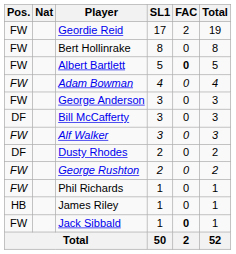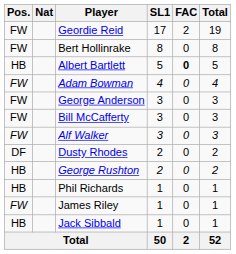(19, 65) FW -> (19, 65) HB
(19, 118) DF -> (19, 118) FW
(19, 170) FW -> (19, 170) HB
(19, 188) FW -> (19, 188) HB
(19, 205) HB -> (19, 205) FW
(19, 223) FW -> (19, 223) HB
(186, 223) bold -> (186, 223) normal
